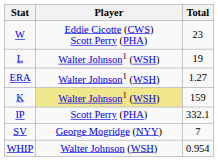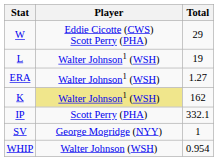(198, 35) 23 -> (198, 35) 29
(198, 97) 159 -> (198, 97) 162
(198, 131) 7 -> (198, 131) 1
